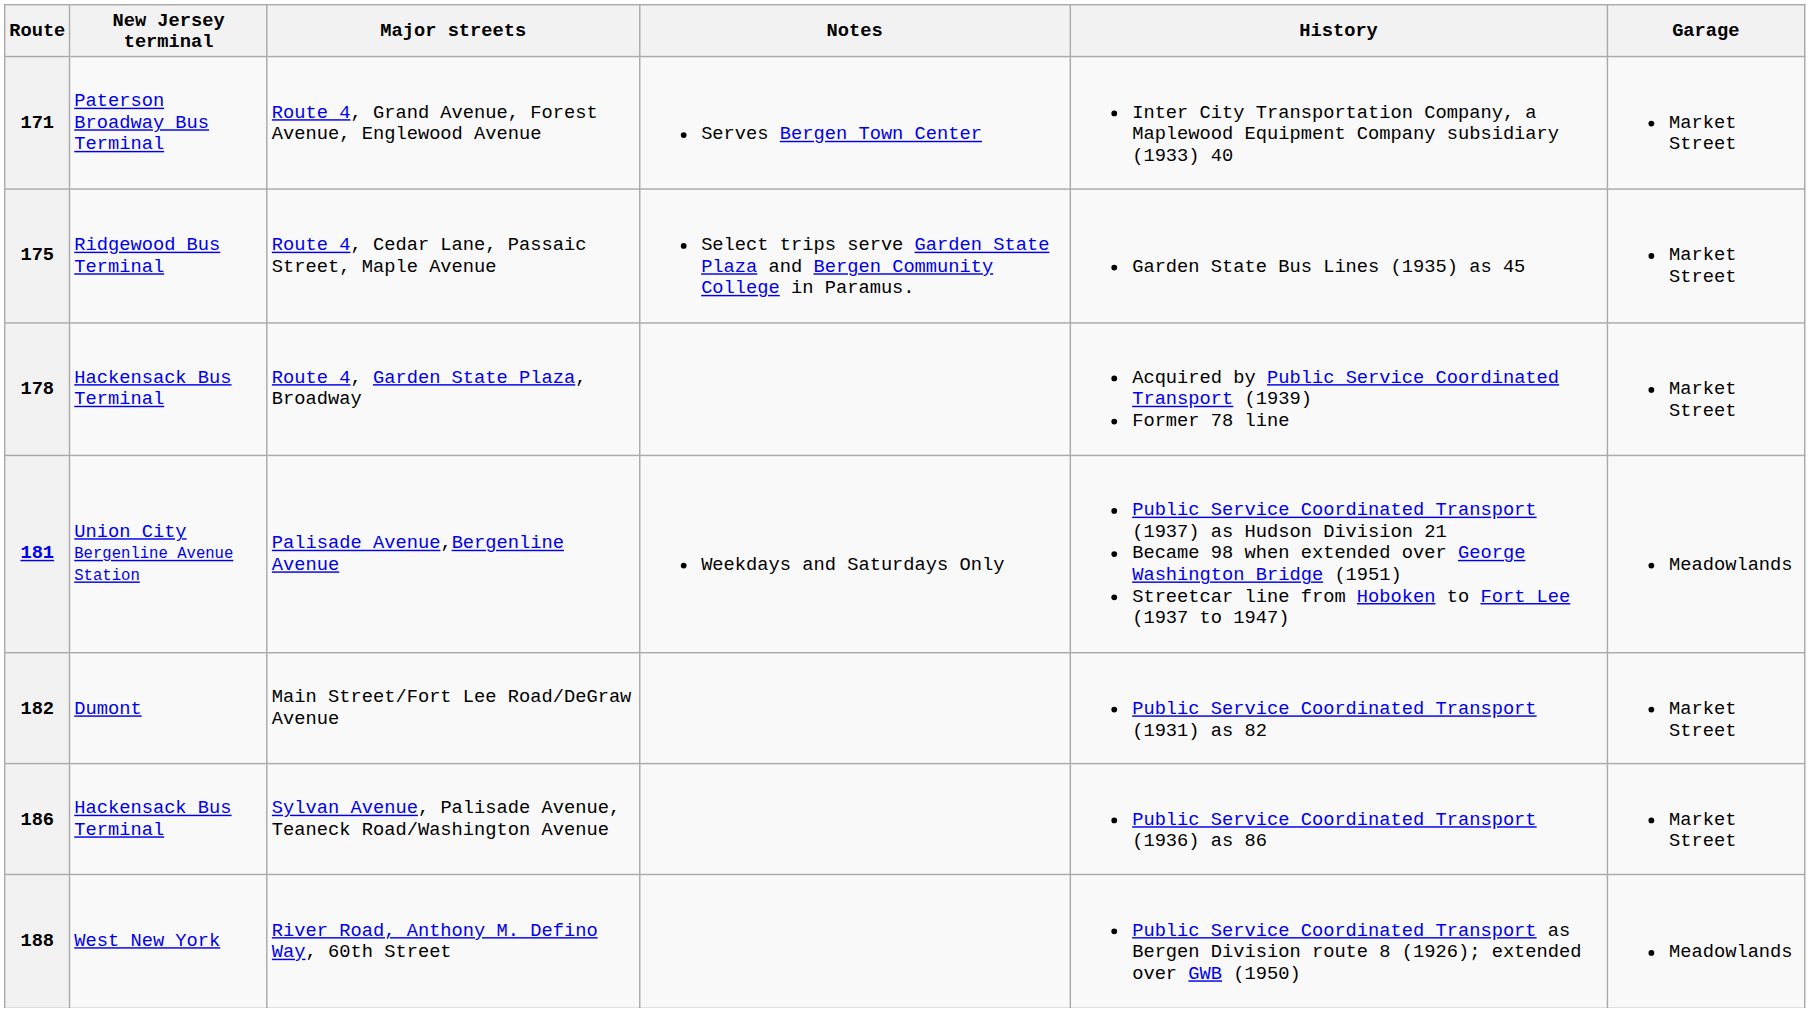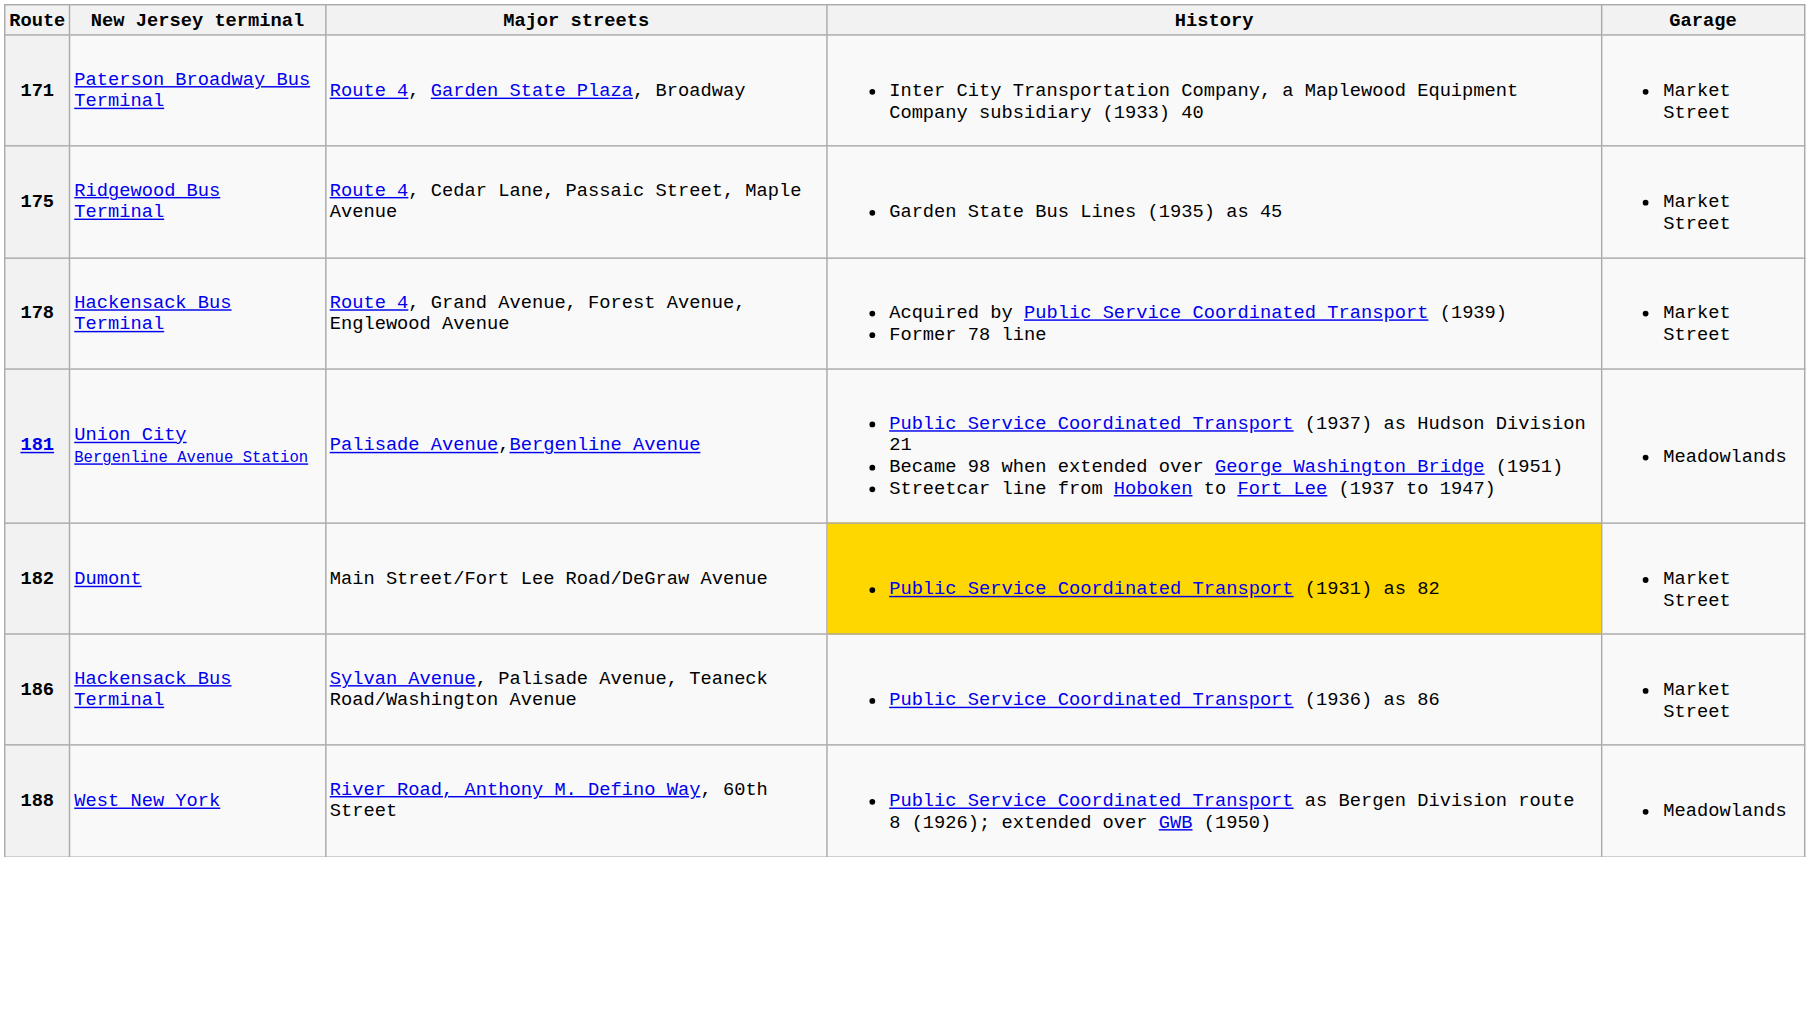- column: (855, 31)
(435, 123) Route 4, Grand Avenue, Forest Avenue, Englewood Avenue -> (538, 91) Route 4, Garden State Plaza, Broadway
(429, 389) Route 4, Garden State Plaza, Broadway -> (538, 313) Route 4, Grand Avenue, Forest Avenue, Englewood Avenue
(1339, 719) no background -> (1214, 589) gold background
